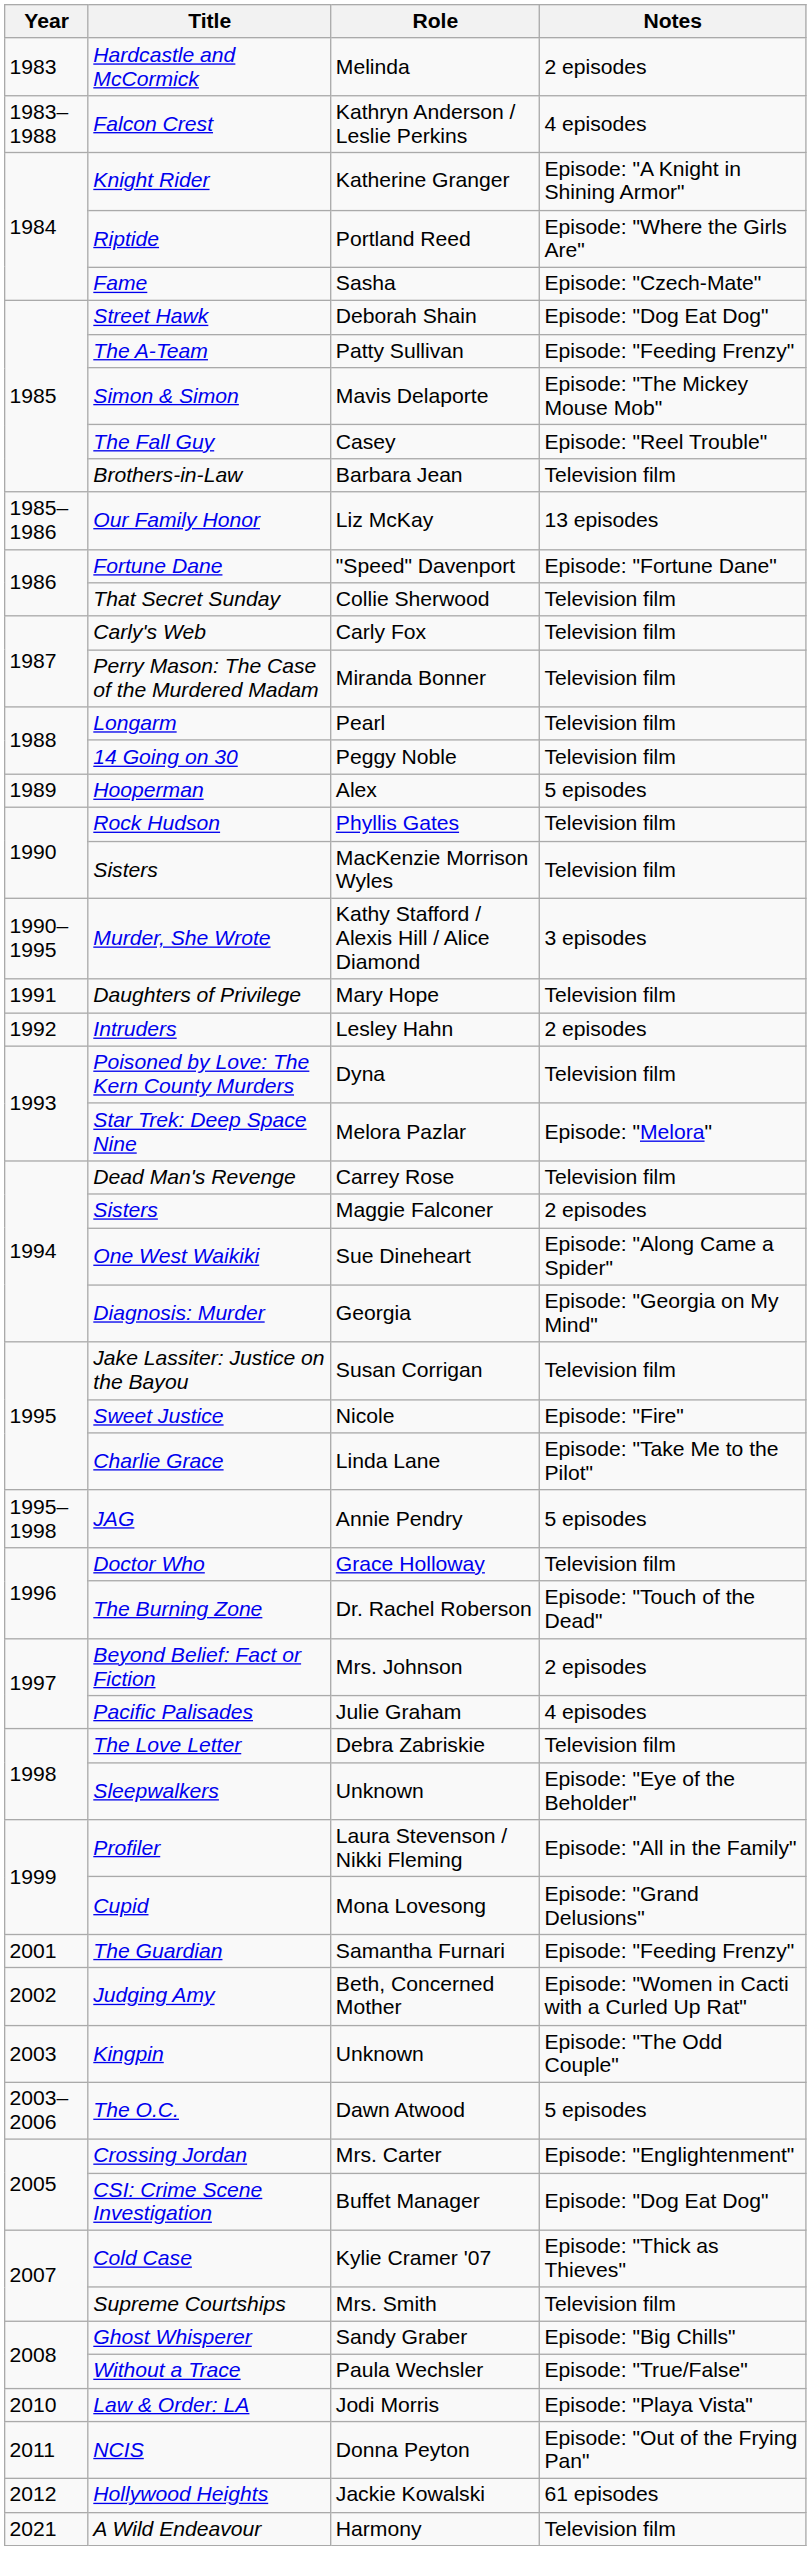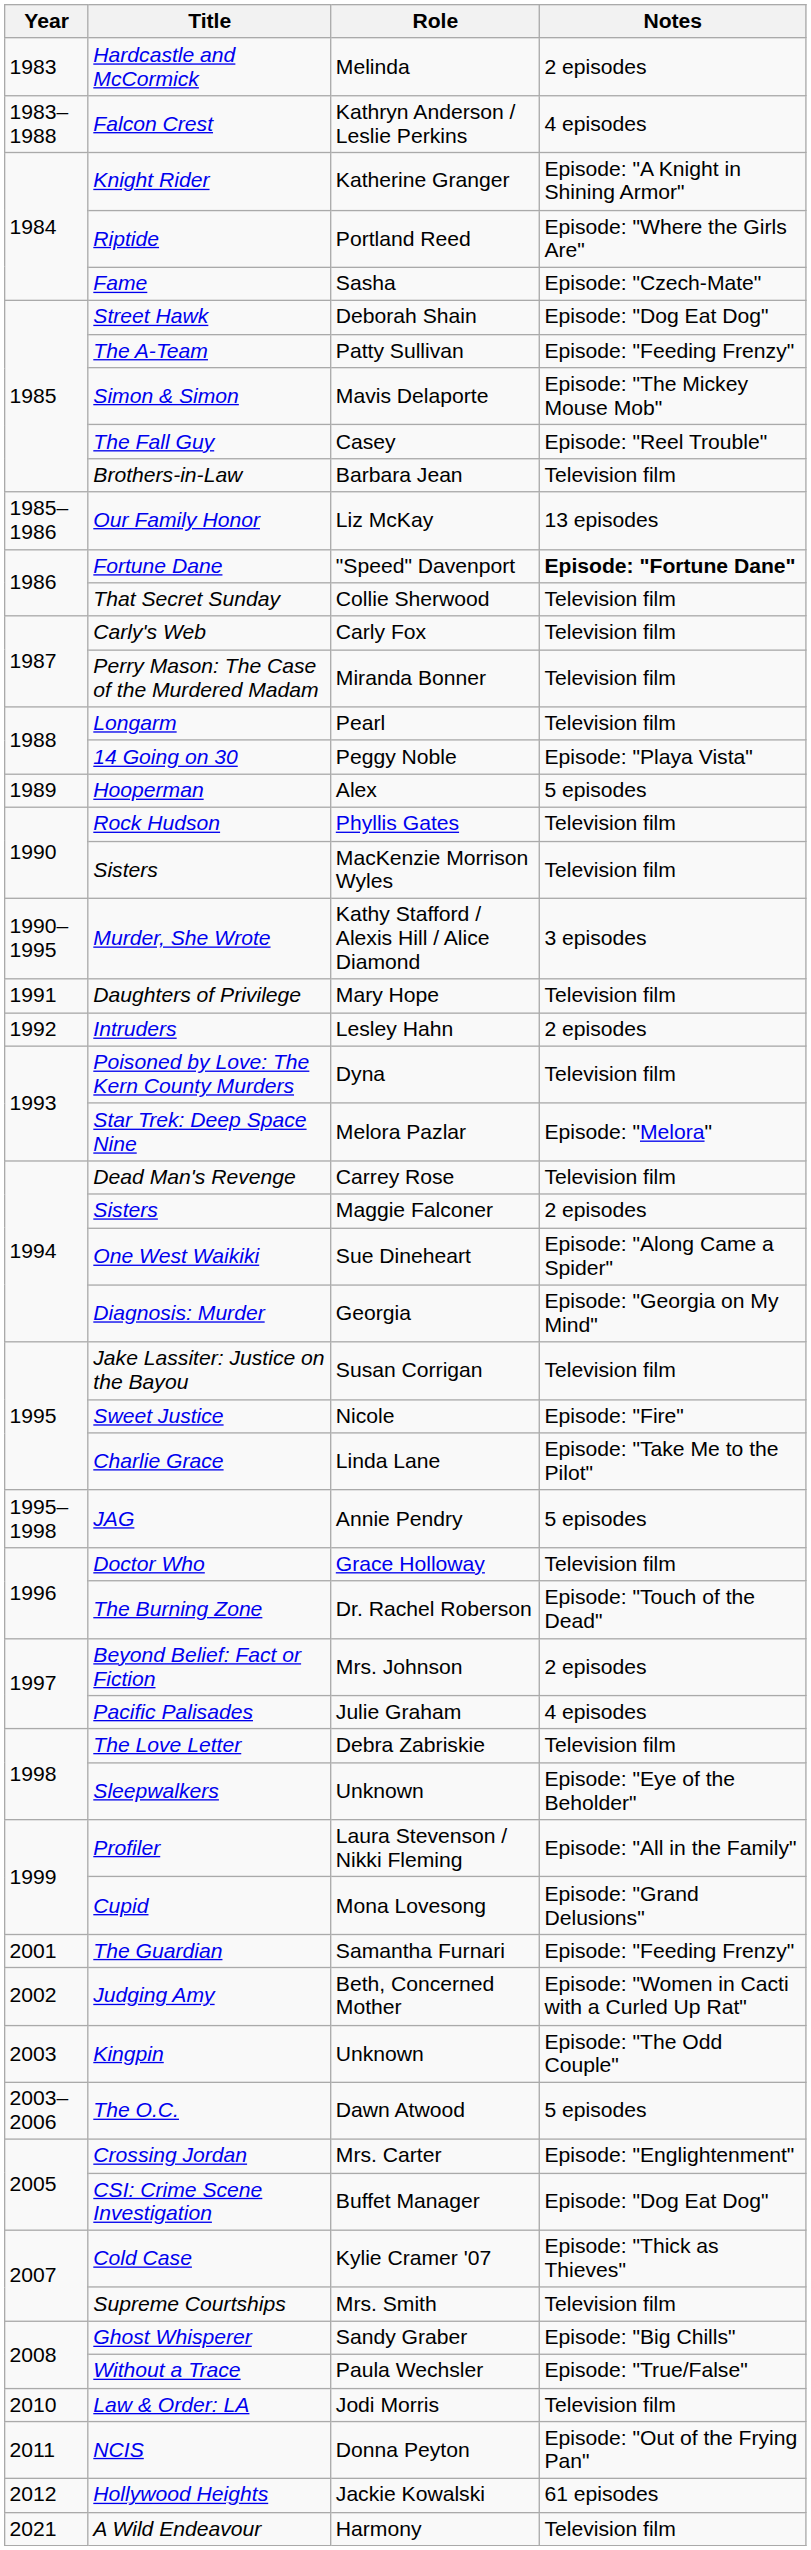(661, 565) normal -> (670, 565) bold
(610, 756) Television film -> (649, 756) Episode: "Playa Vista"
(649, 2404) Episode: "Playa Vista" -> (610, 2404) Television film
